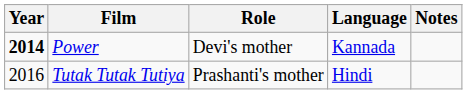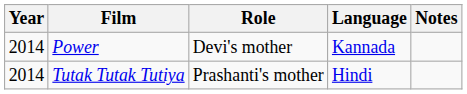(26, 46) bold -> (26, 46) normal
(26, 74) 2016 -> (26, 74) 2014
